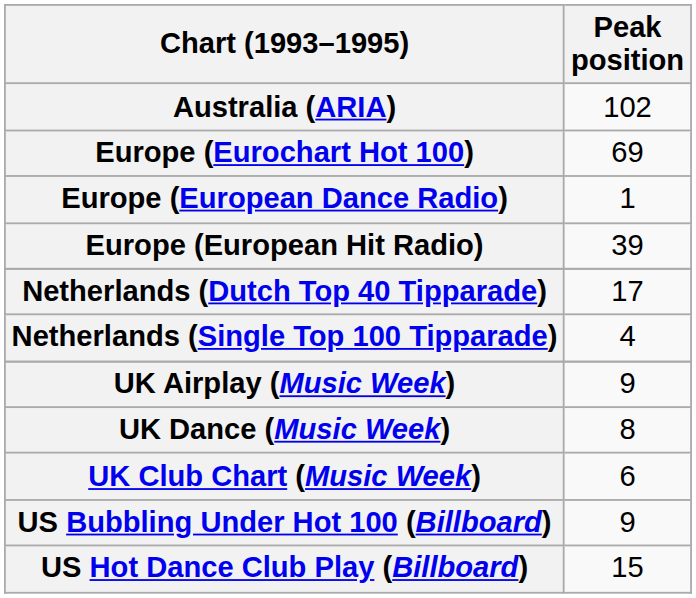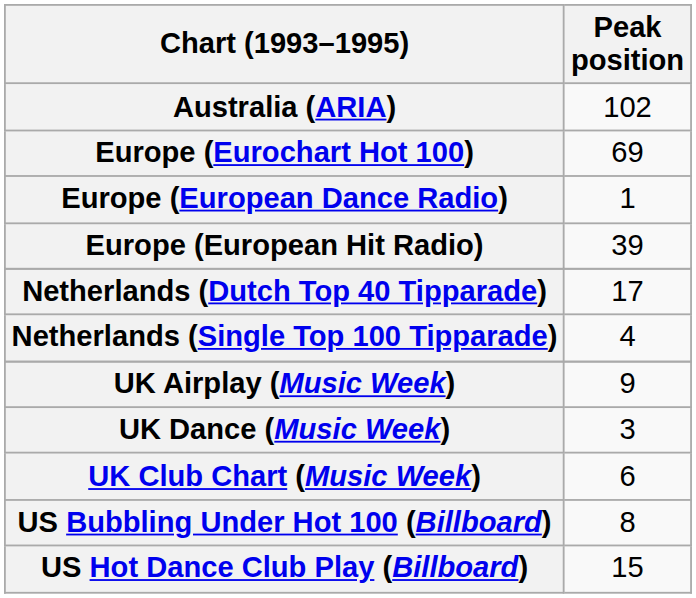(628, 429) 8 -> (628, 429) 3
(628, 522) 9 -> (628, 522) 8
